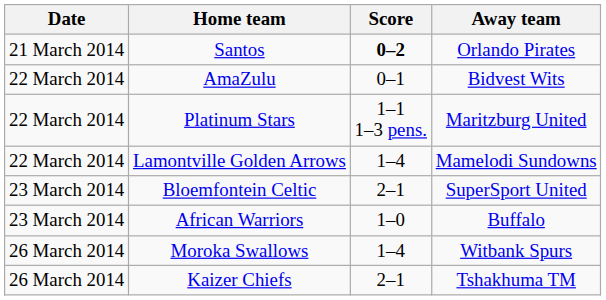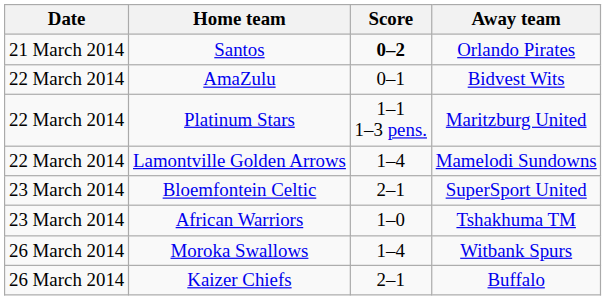(516, 220) Buffalo -> (516, 220) Tshakhuma TM
(516, 280) Tshakhuma TM -> (516, 280) Buffalo
